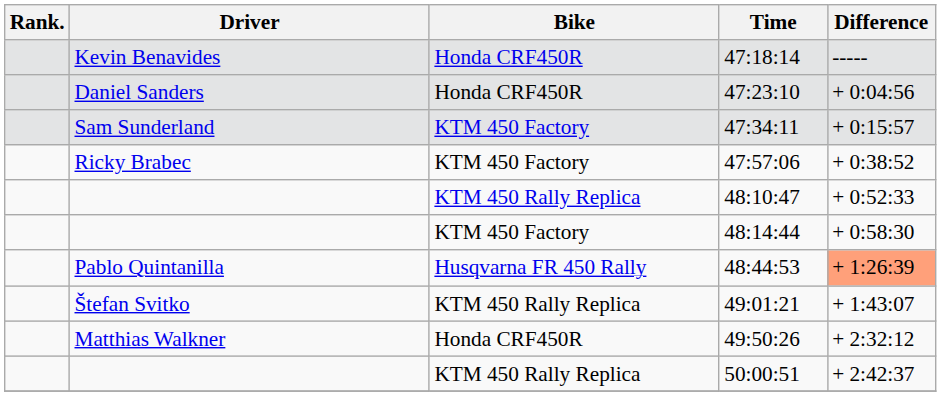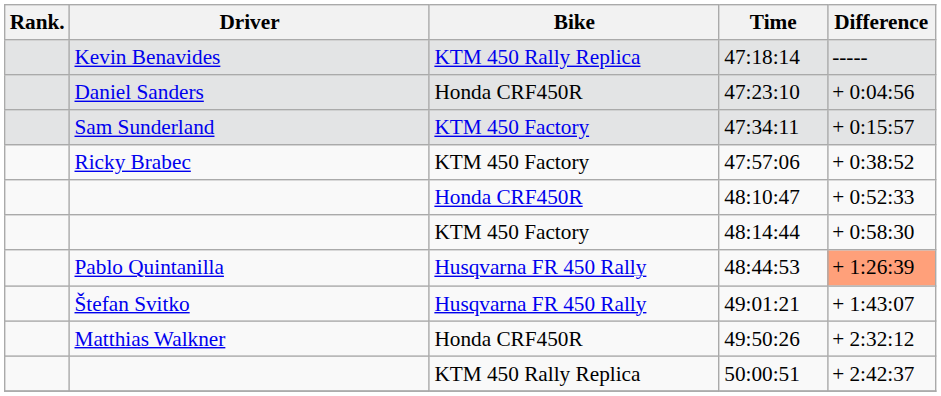(509, 57) Honda CRF450R -> (537, 57) KTM 450 Rally Replica
(537, 197) KTM 450 Rally Replica -> (509, 197) Honda CRF450R
(537, 302) KTM 450 Rally Replica -> (540, 302) Husqvarna FR 450 Rally
